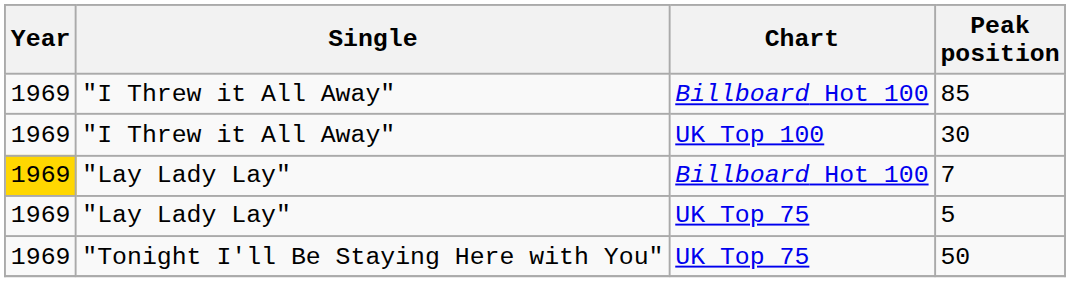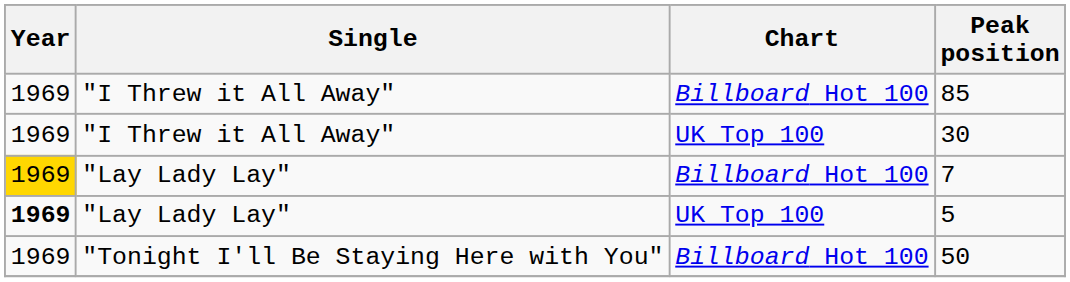(41, 216) normal -> (41, 216) bold
(742, 216) UK Top 75 -> (750, 216) UK Top 100
(742, 256) UK Top 75 -> (802, 256) Billboard Hot 100
